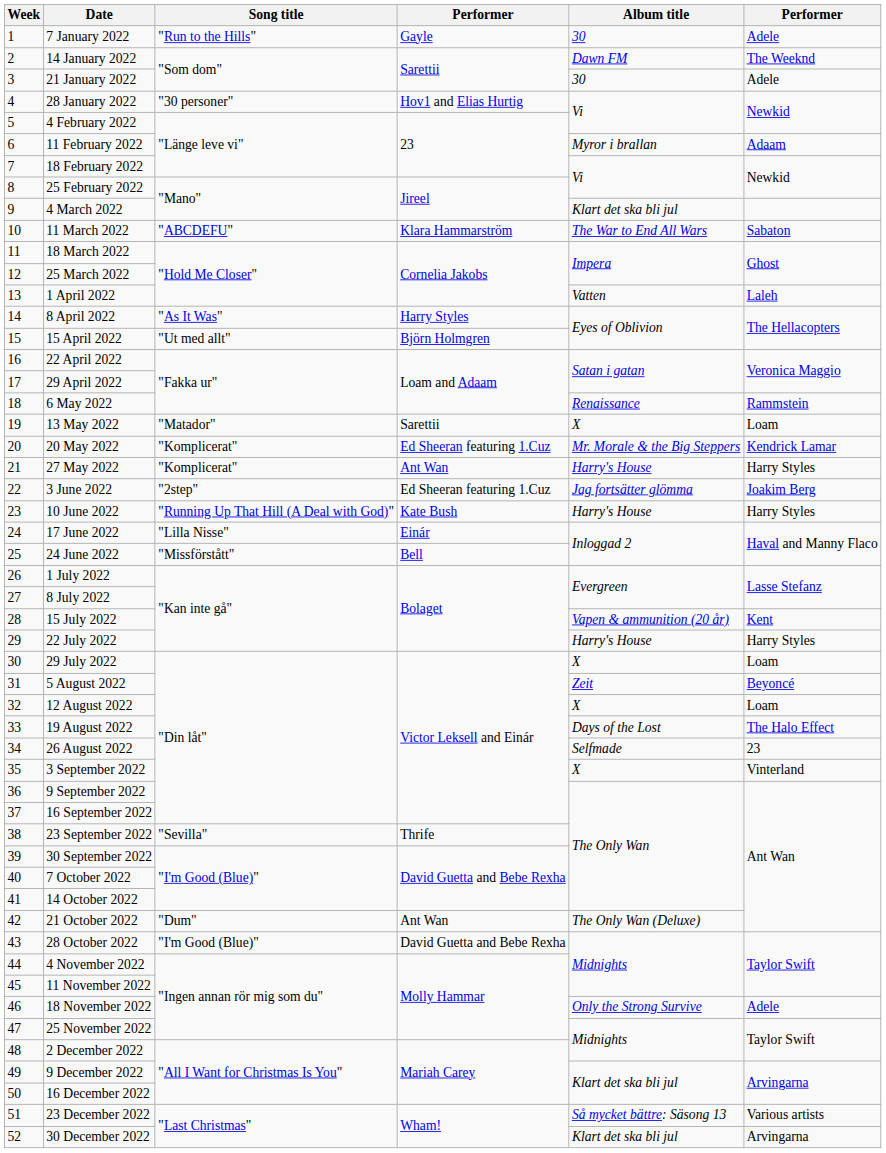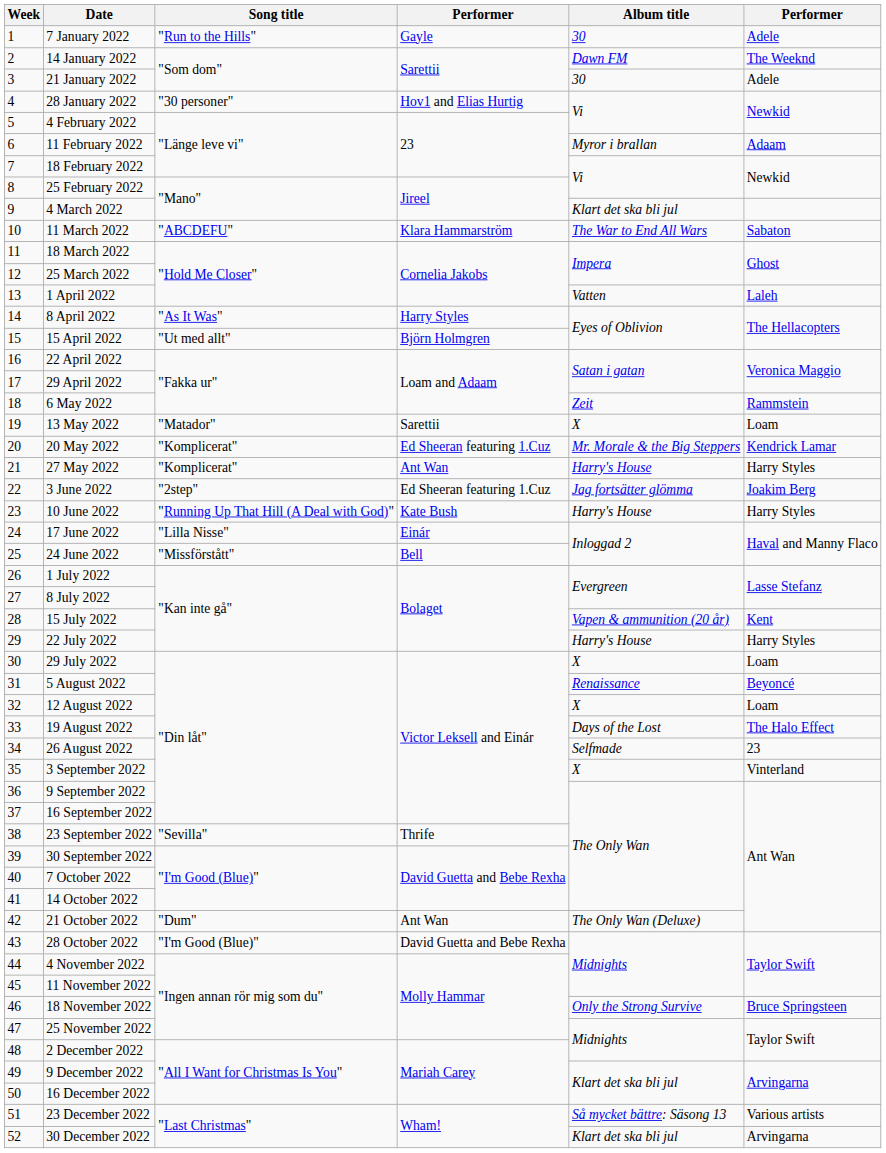(606, 403) Renaissance -> (582, 403) Zeit
(582, 683) Zeit -> (606, 683) Renaissance
(763, 1007) Adele -> (797, 1007) Bruce Springsteen
